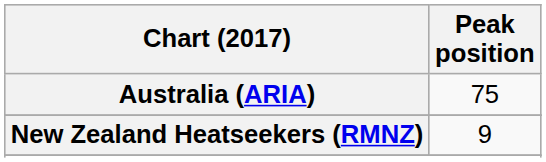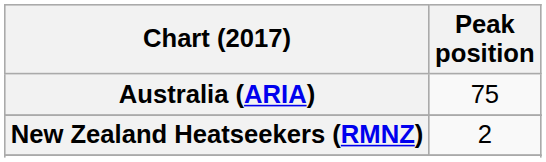(485, 134) 9 -> (485, 134) 2
